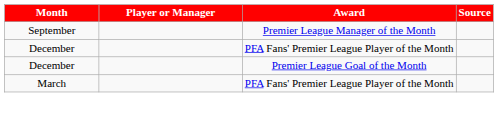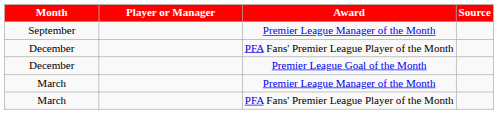+ row: (52, 83)
